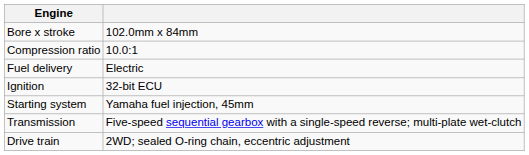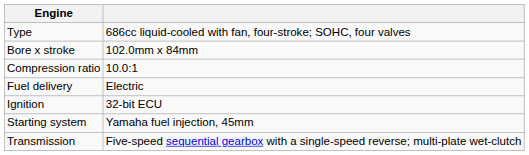+ row: (20, 31)
- row: (33, 141)
